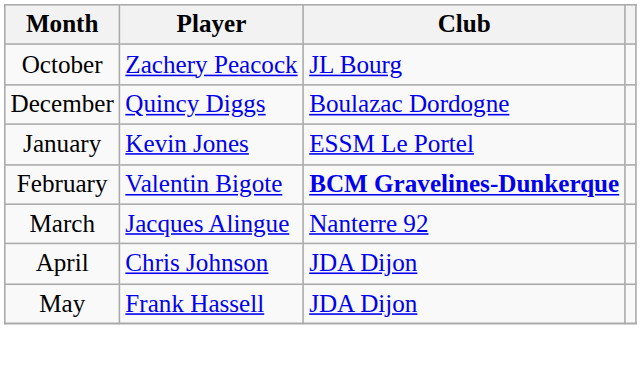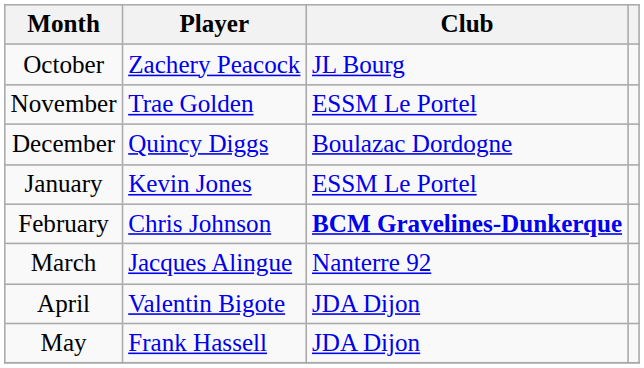+ row: (64, 104)
(204, 183) Valentin Bigote -> (200, 223) Chris Johnson
(197, 263) Chris Johnson -> (207, 303) Valentin Bigote
